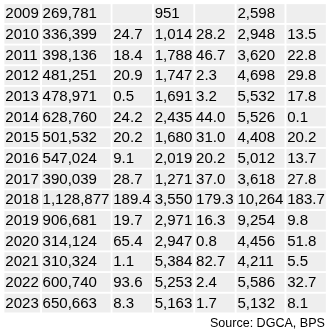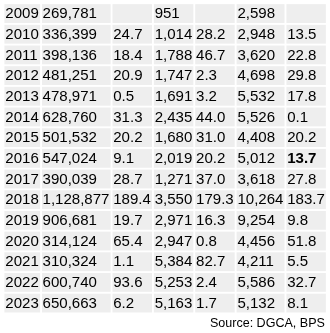(128, 116) 24.2 -> (128, 116) 31.3
(302, 158) normal -> (302, 158) bold
(124, 303) 8.3 -> (124, 303) 6.2
